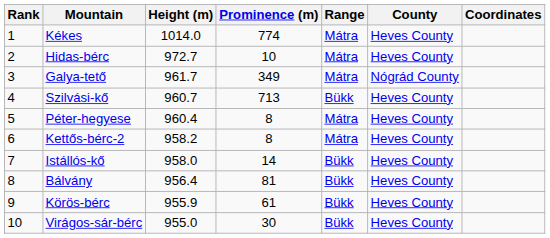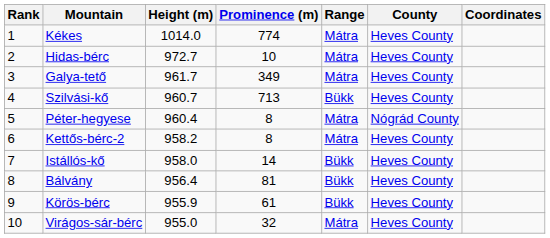(415, 77) Nógrád County -> (412, 77) Heves County
(412, 118) Heves County -> (415, 118) Nógrád County
(269, 222) 30 -> (269, 222) 32
(339, 222) Bükk -> (341, 222) Mátra
